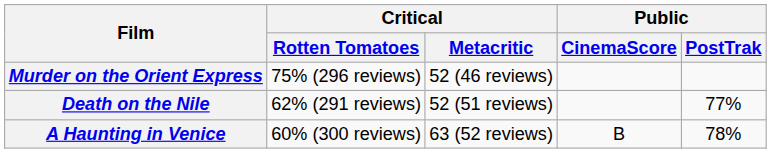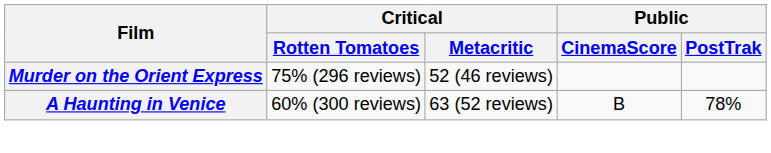- row: (136, 104)
